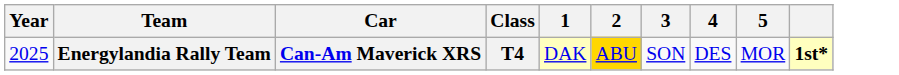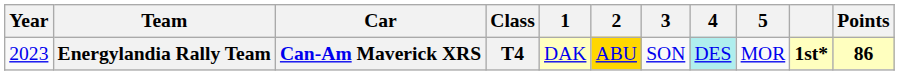+ column: (863, 21)
(29, 53) 2025 -> (29, 53) 2023
(713, 53) no background -> (713, 53) paleturquoise background
